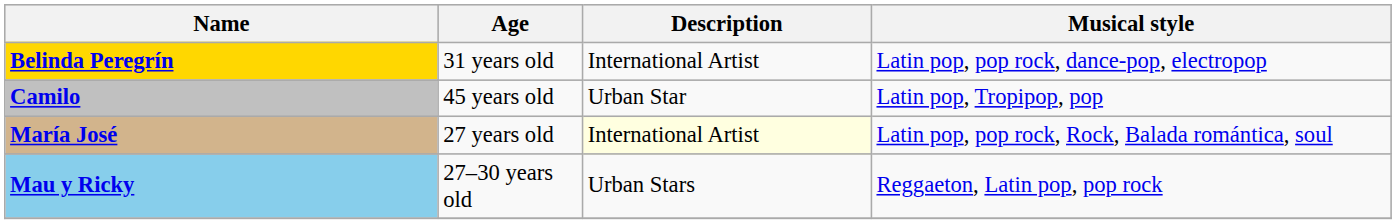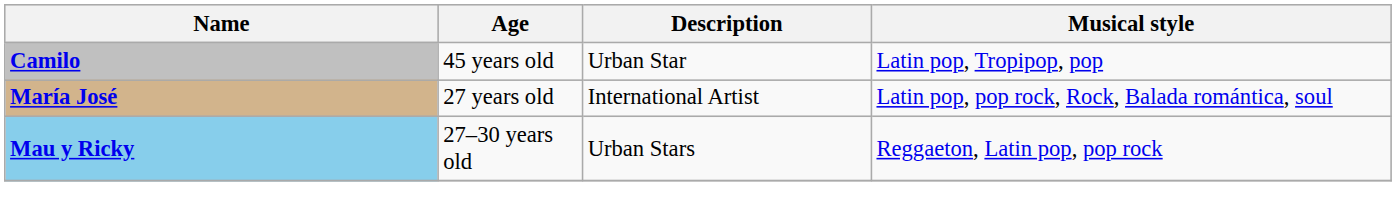- row: (92, 60)
(673, 135) lightyellow background -> (673, 98) no background
